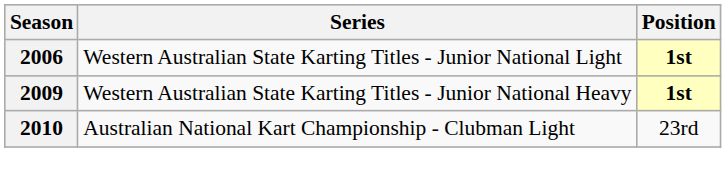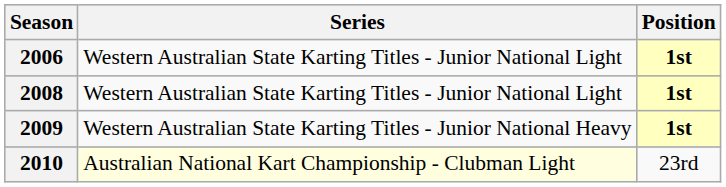+ row: (42, 92)
(329, 128) no background -> (329, 163) lightyellow background
